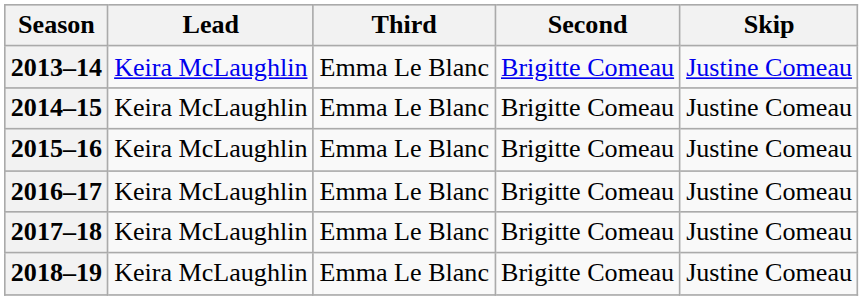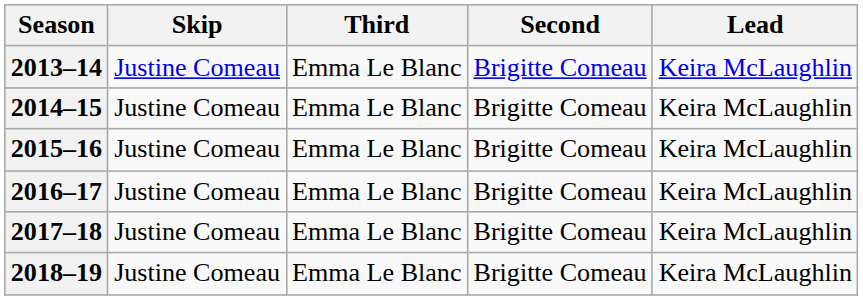columns swapped: (769, 25) <-> (211, 25)
